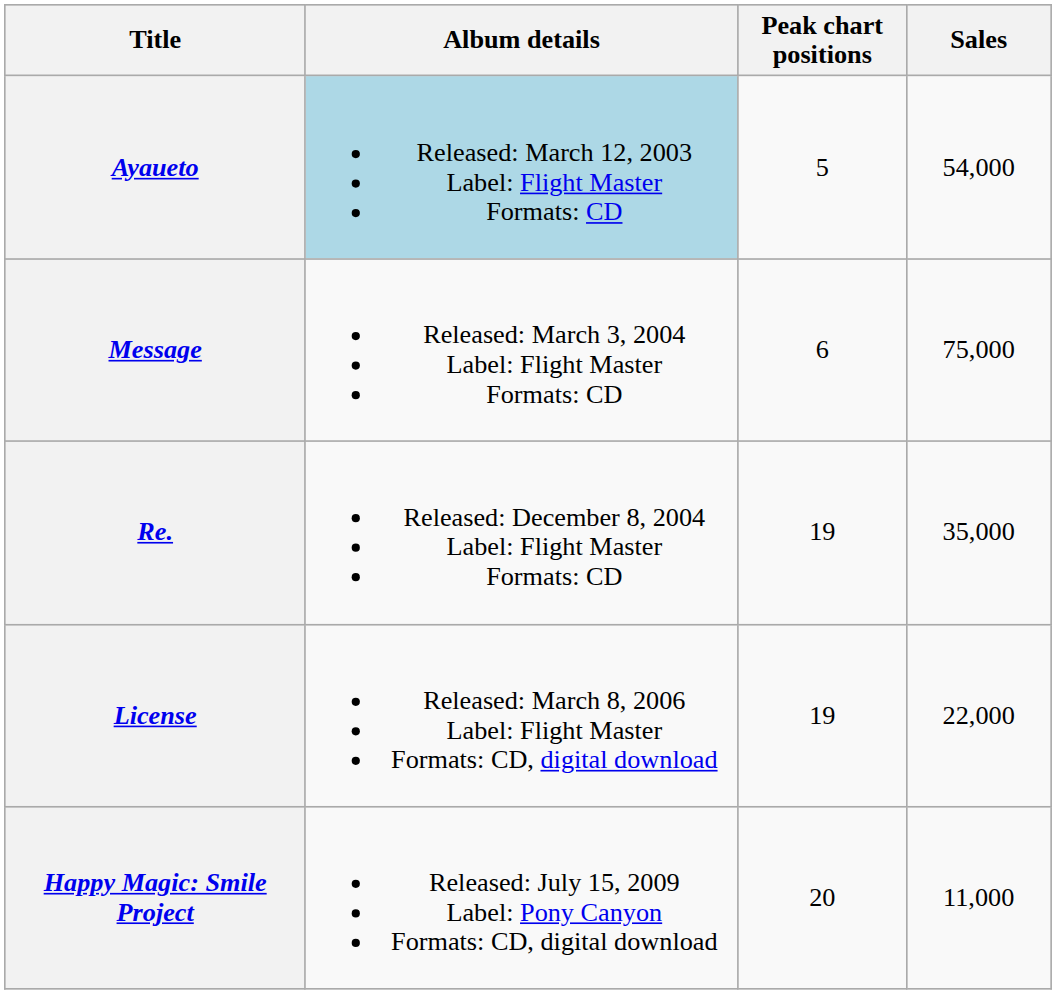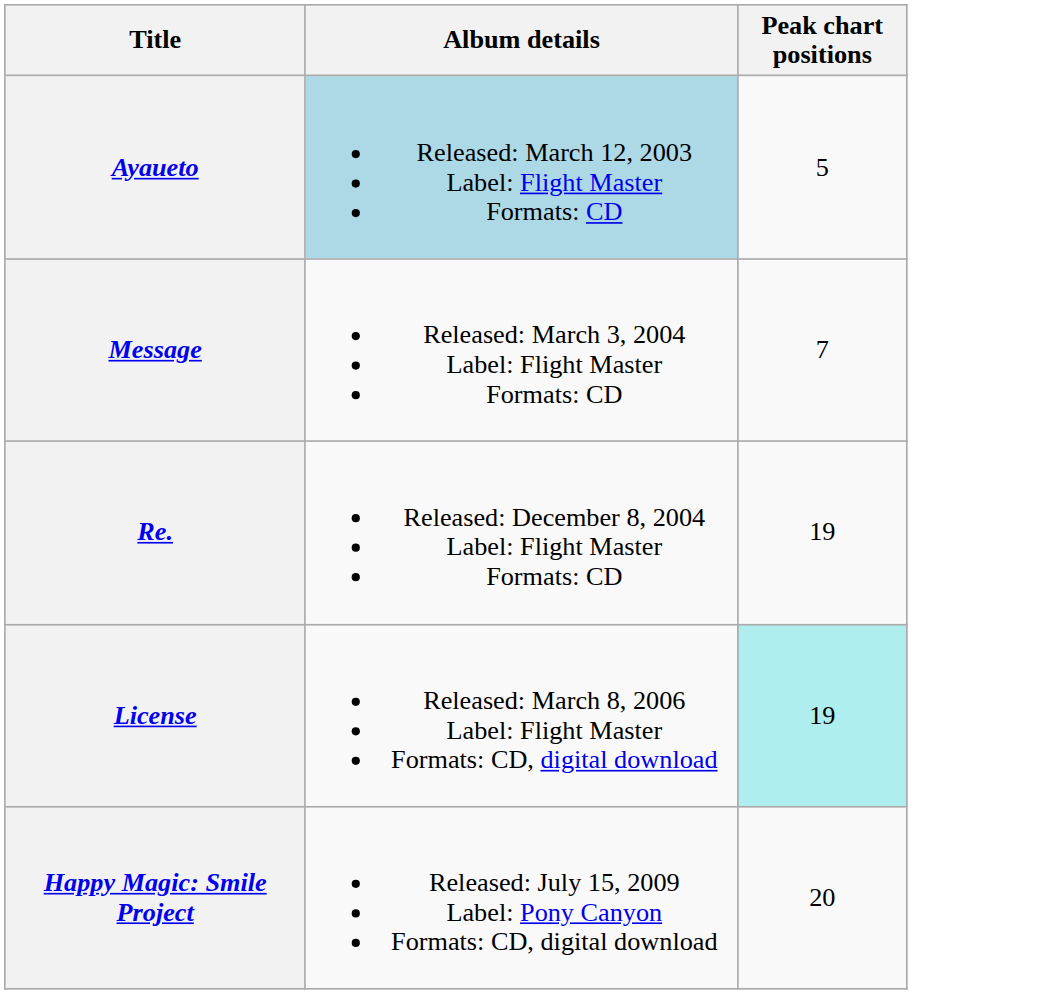- column: (979, 40)
(822, 349) 6 -> (822, 349) 7
(822, 714) no background -> (822, 714) paleturquoise background
